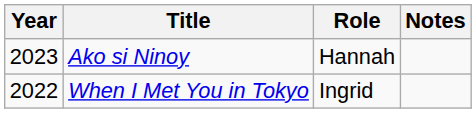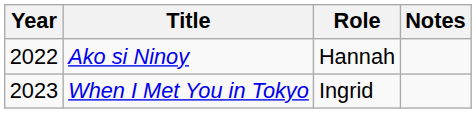(34, 56) 2023 -> (34, 56) 2022
(34, 90) 2022 -> (34, 90) 2023
